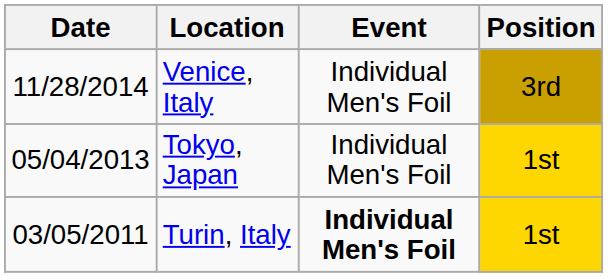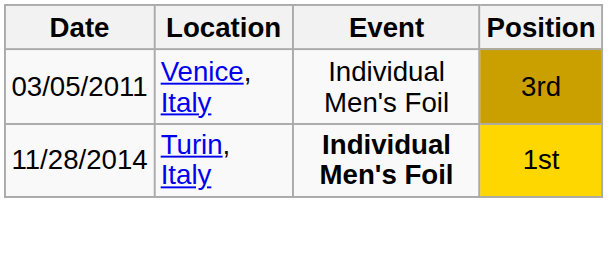(81, 86) 11/28/2014 -> (80, 86) 03/05/2011
- row: (203, 161)
(81, 235) 03/05/2011 -> (80, 161) 11/28/2014
